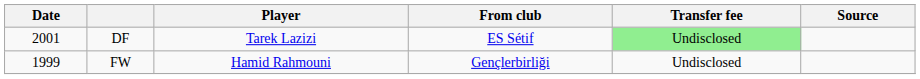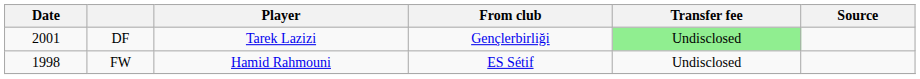(510, 38) ES Sétif -> (510, 38) Gençlerbirliği
(46, 61) 1999 -> (46, 61) 1998
(510, 61) Gençlerbirliği -> (510, 61) ES Sétif
